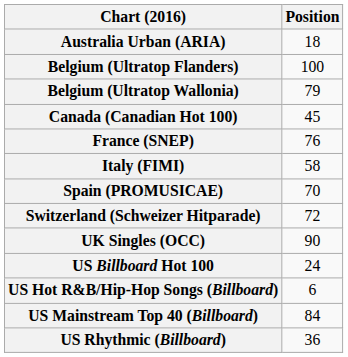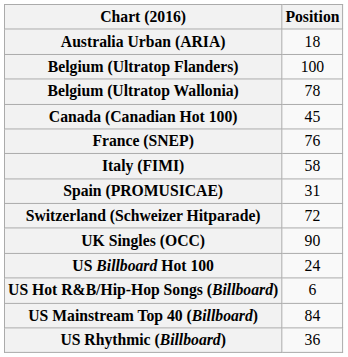(312, 91) 79 -> (312, 91) 78
(312, 191) 70 -> (312, 191) 31
